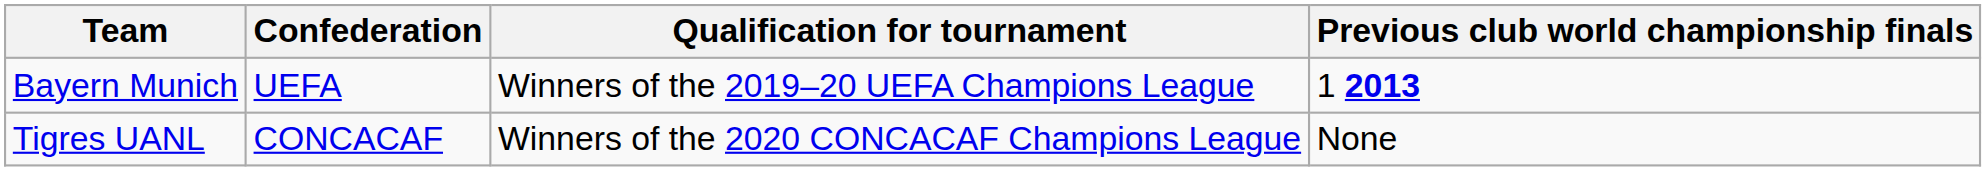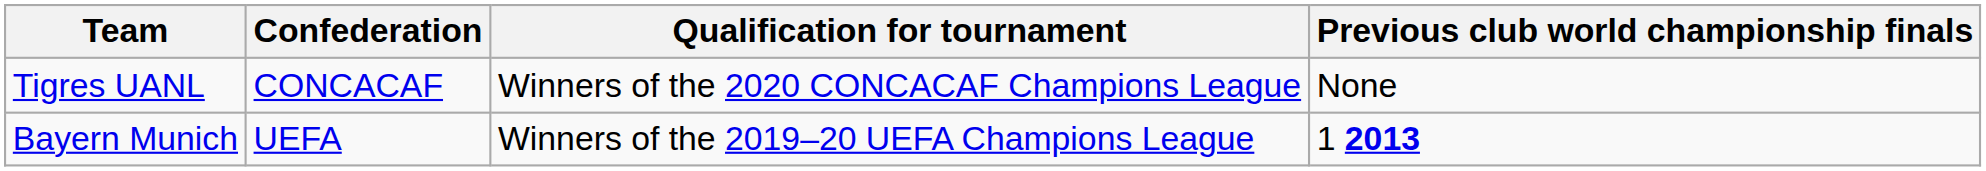rows swapped: (125, 84) <-> (109, 138)
